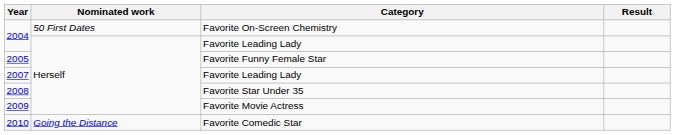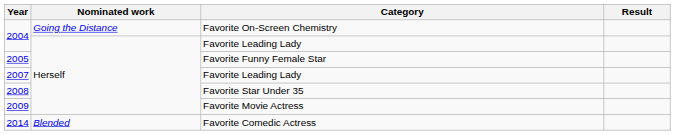(64, 28) 50 First Dates -> (75, 28) Going the Distance
- row: (18, 122)
+ row: (18, 122)
